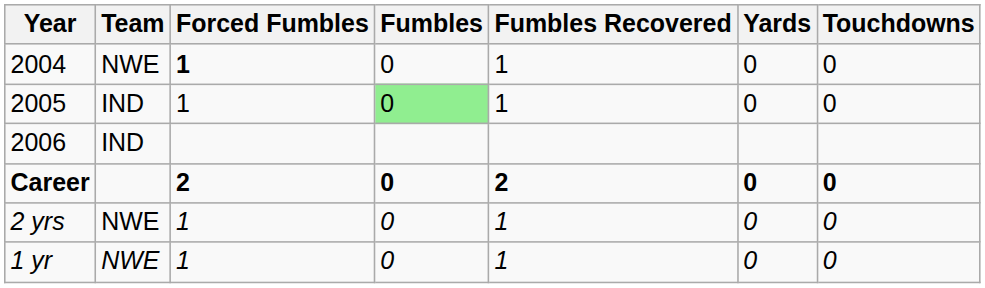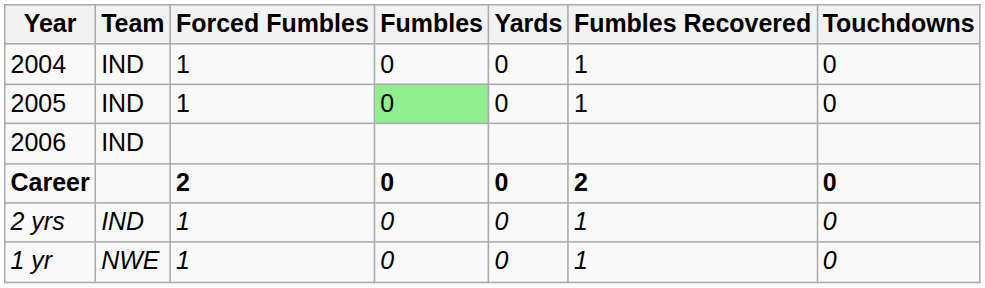columns swapped: (613, 24) <-> (777, 24)
(130, 63) NWE -> (123, 63) IND
(183, 63) bold -> (183, 63) normal
(130, 222) NWE -> (123, 222) IND
